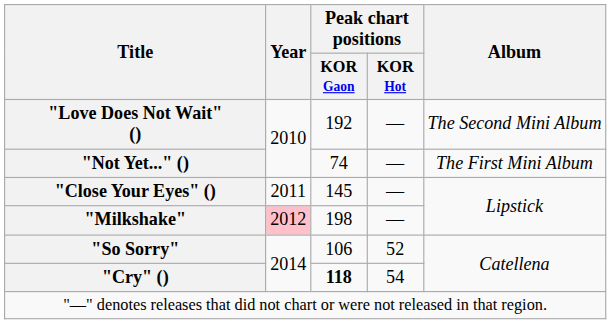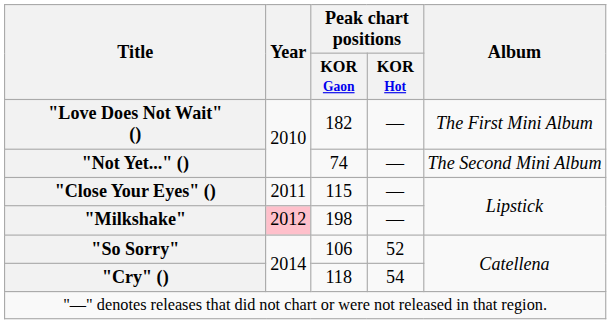(339, 124) 192 -> (339, 124) 182
(514, 124) The Second Mini Album -> (514, 124) The First Mini Album
(514, 162) The First Mini Album -> (514, 162) The Second Mini Album
(339, 191) 145 -> (339, 191) 115
(339, 277) bold -> (339, 277) normal
